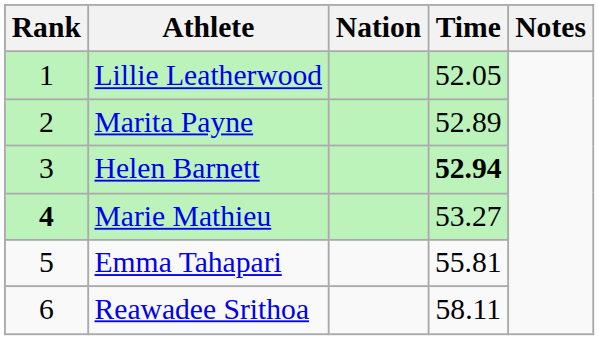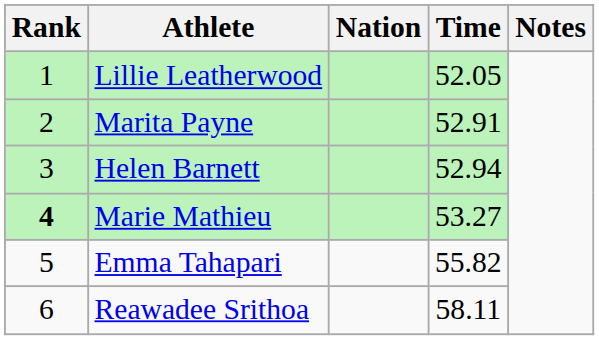(468, 121) 52.89 -> (468, 121) 52.91
(468, 168) bold -> (468, 168) normal
(468, 262) 55.81 -> (468, 262) 55.82
